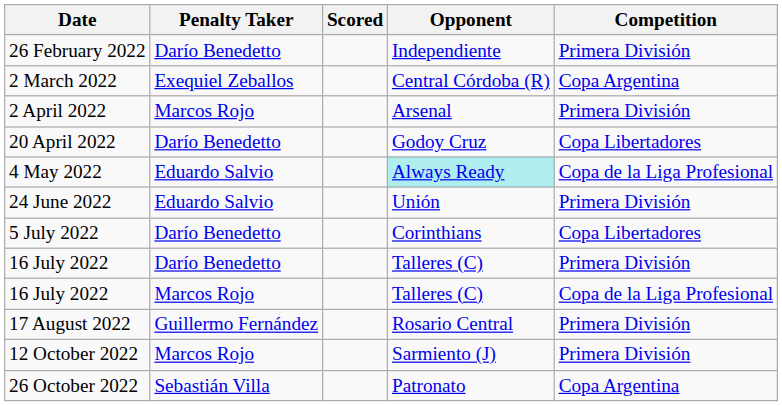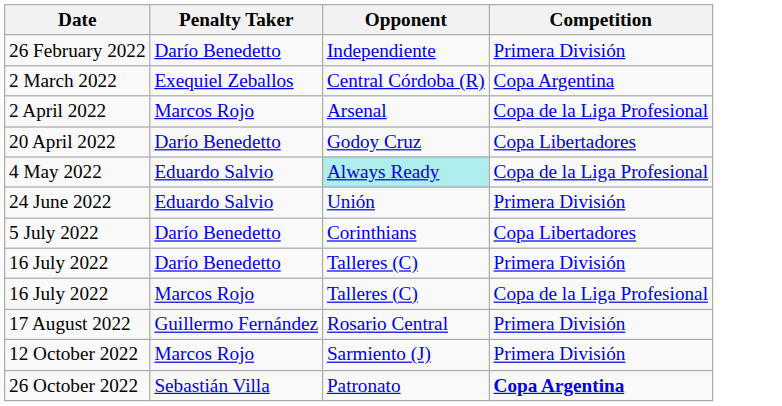- column: (355, 19)
(625, 111) Primera División -> (601, 111) Copa de la Liga Profesional
(619, 385) normal -> (559, 385) bold
